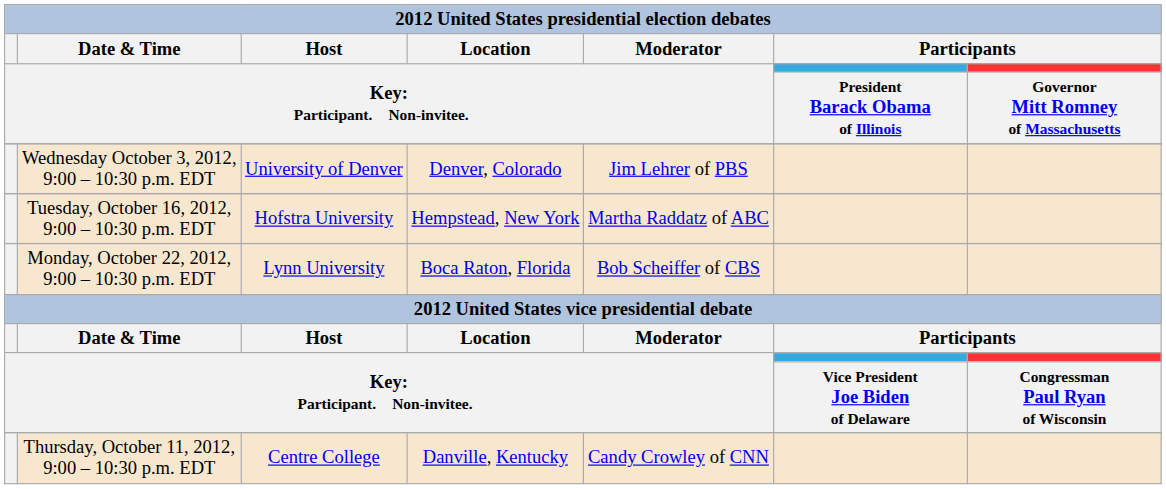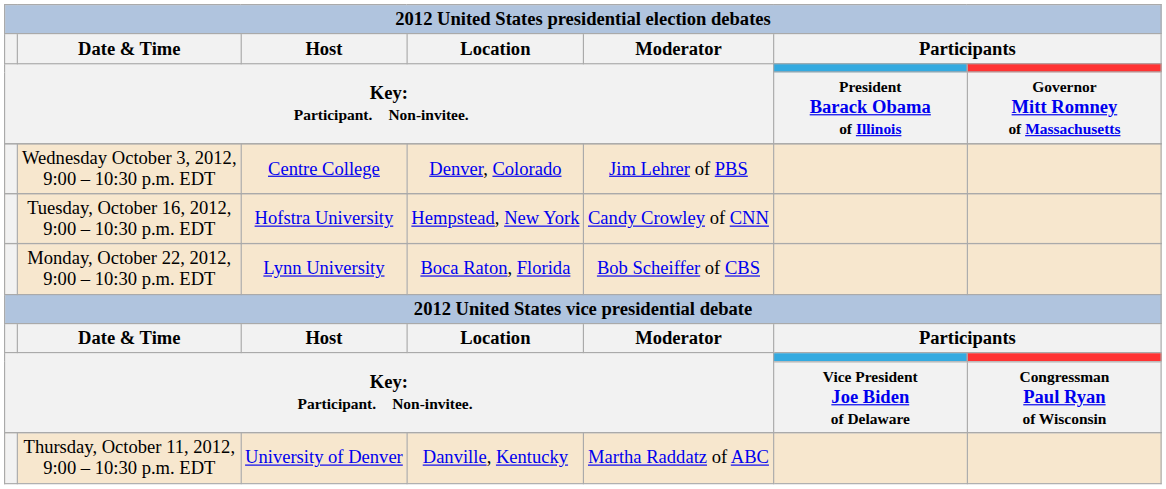(324, 168) University of Denver -> (324, 168) Centre College
(678, 218) Martha Raddatz of ABC -> (678, 218) Candy Crowley of CNN
(324, 457) Centre College -> (324, 457) University of Denver
(678, 457) Candy Crowley of CNN -> (678, 457) Martha Raddatz of ABC
